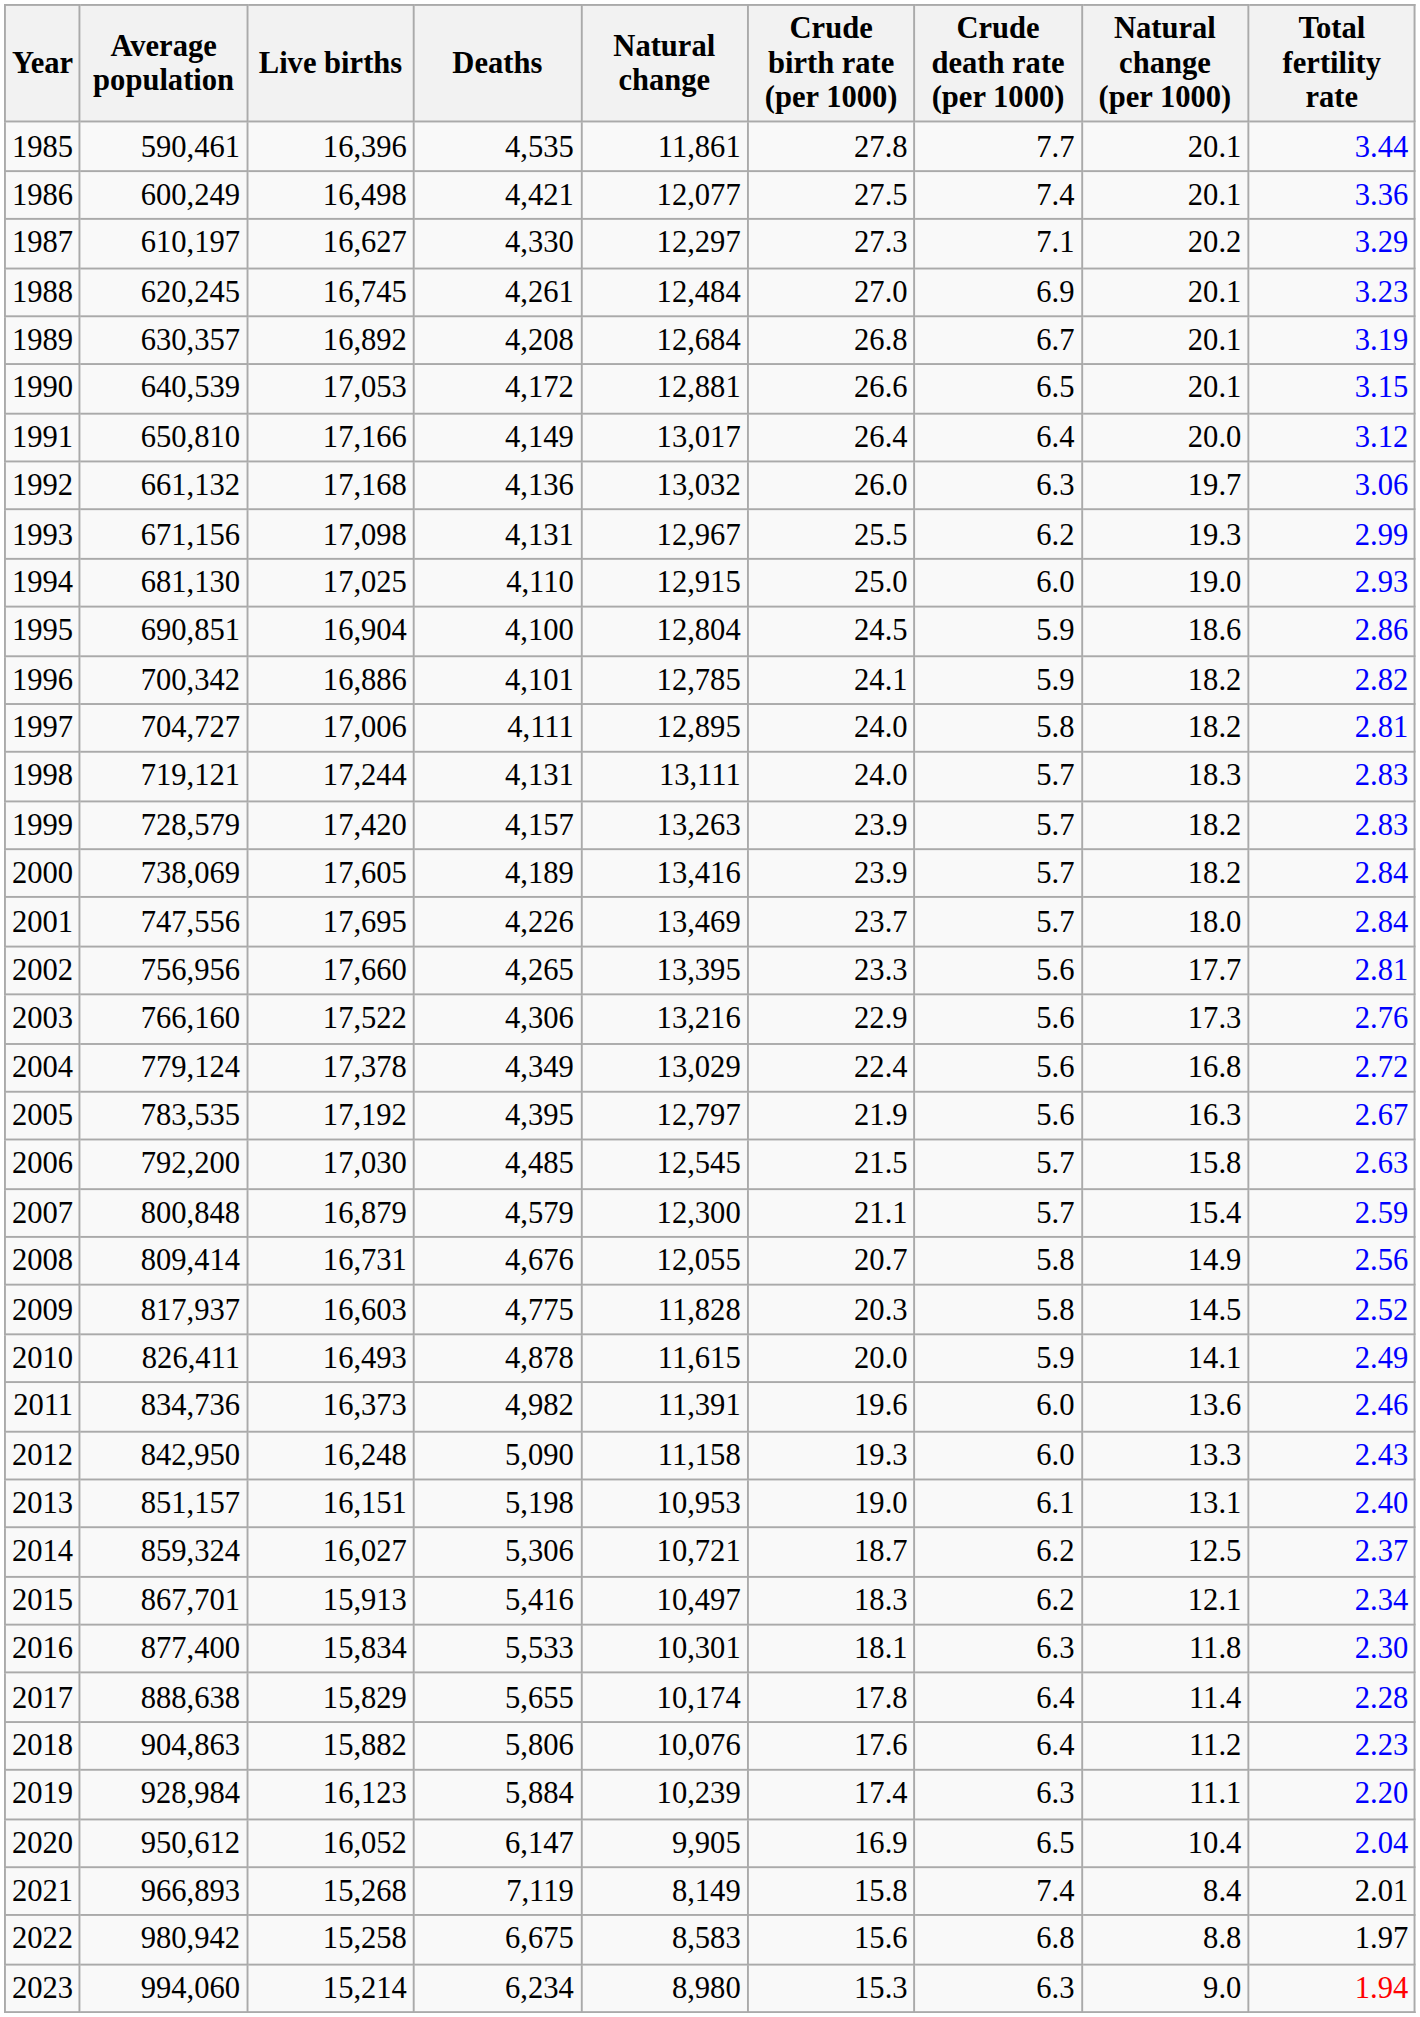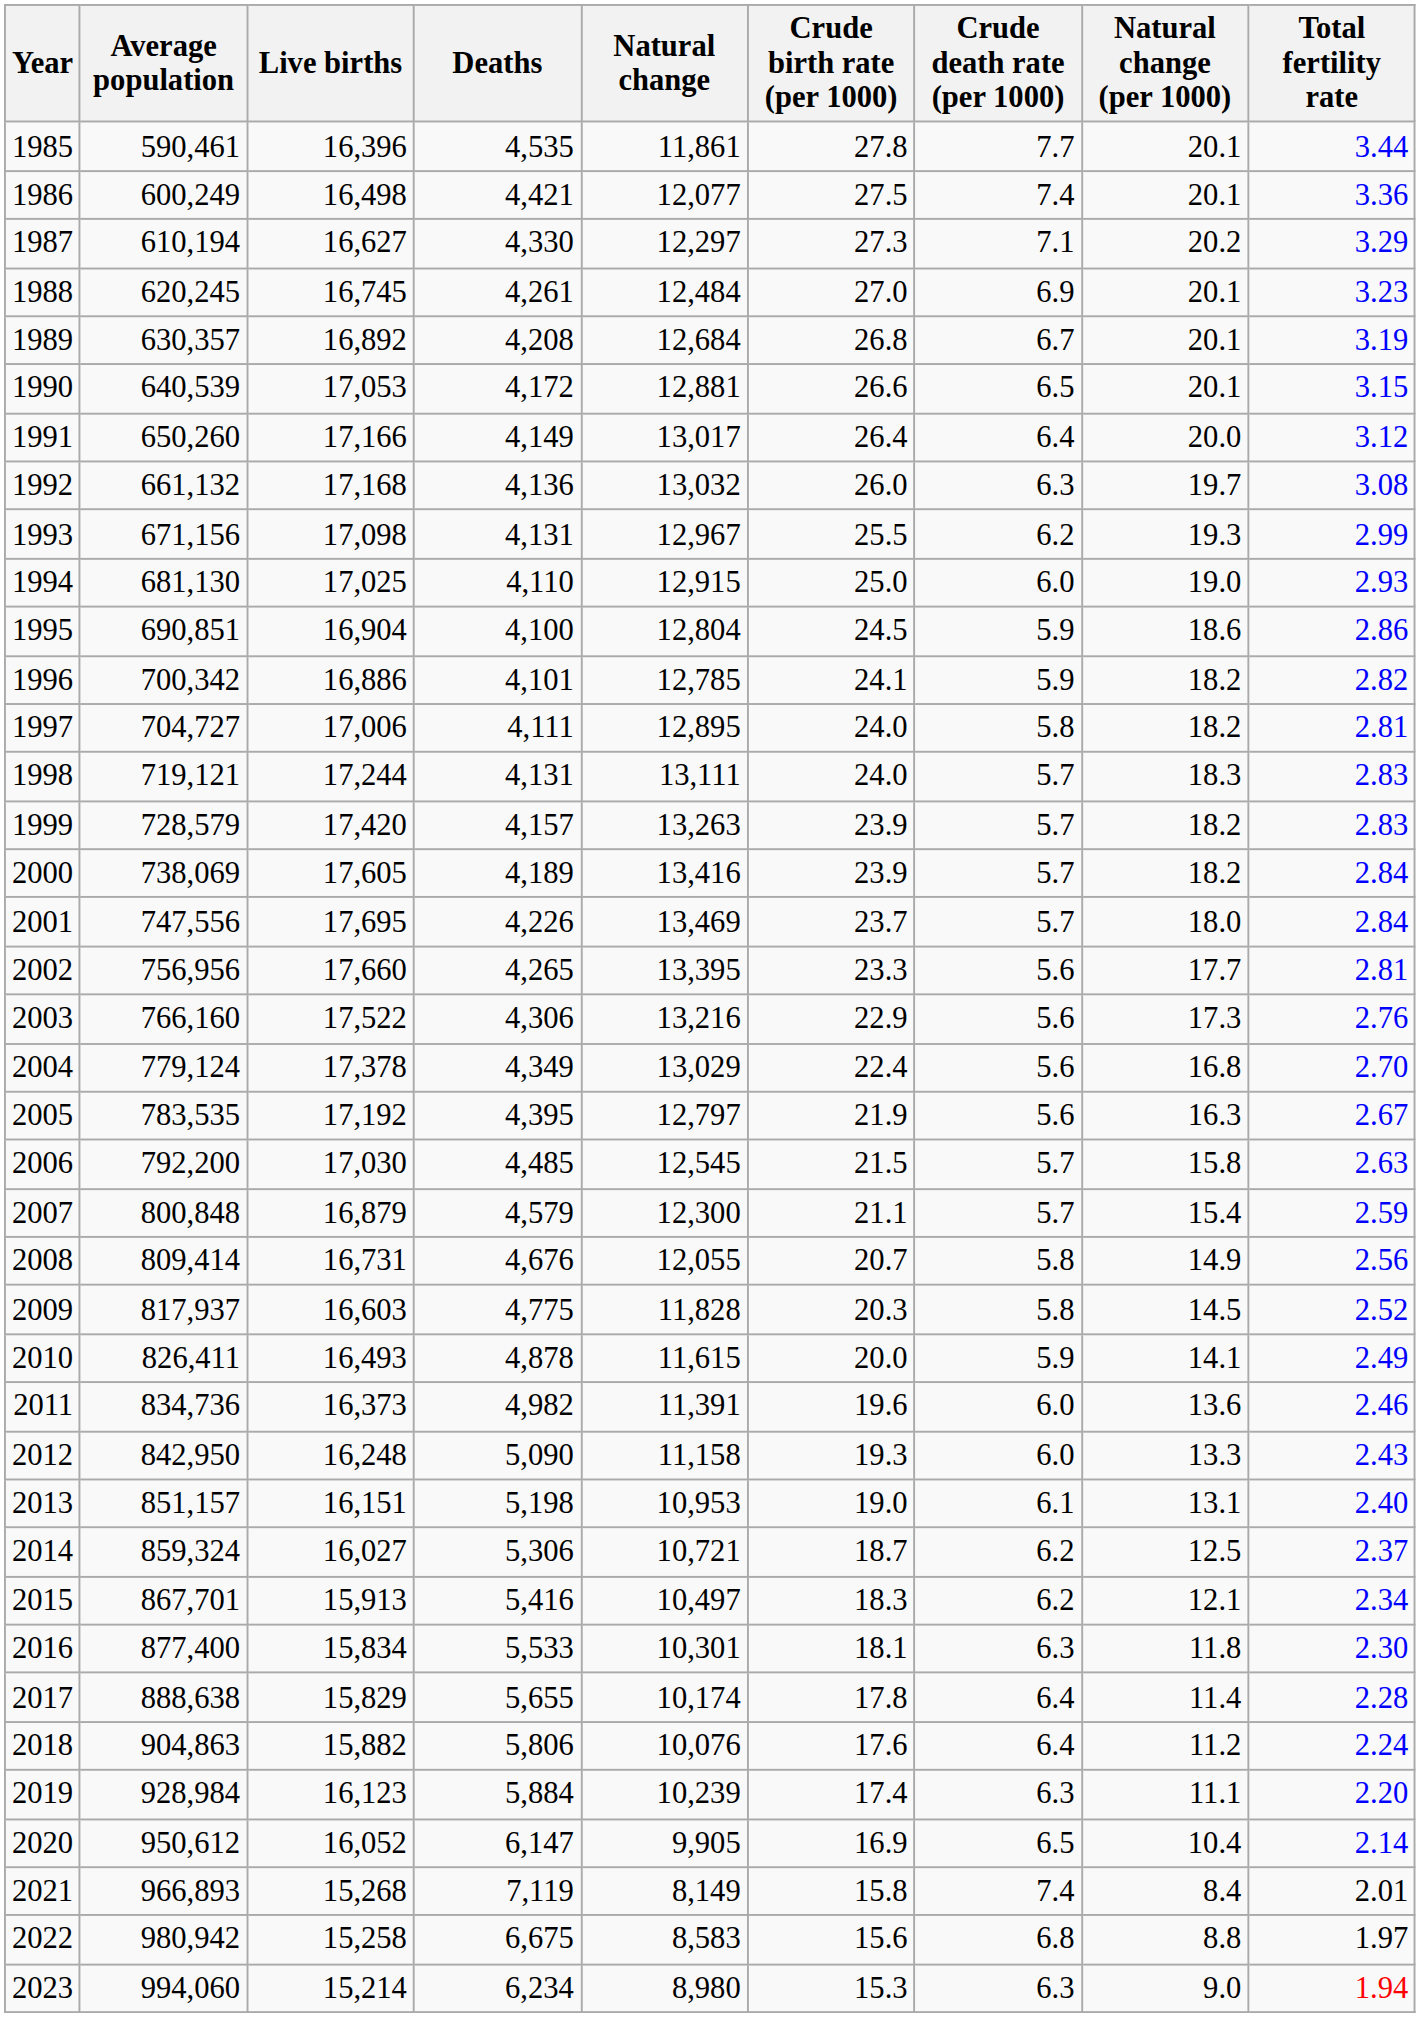(190, 242) 610,197 -> (190, 242) 610,194
(190, 436) 650,810 -> (190, 436) 650,260
(1381, 485) 3.06 -> (1381, 485) 3.08
(1381, 1066) 2.72 -> (1381, 1066) 2.70
(1381, 1745) 2.23 -> (1381, 1745) 2.24
(1381, 1842) 2.04 -> (1381, 1842) 2.14
